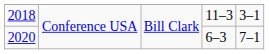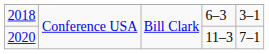(219, 15) 11–3 -> (216, 15) 6–3
(216, 37) 6–3 -> (219, 37) 11–3
